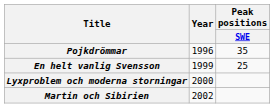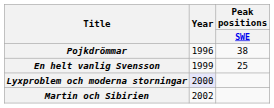(243, 51) 35 -> (243, 51) 38
(203, 81) no background -> (203, 81) lavender background
